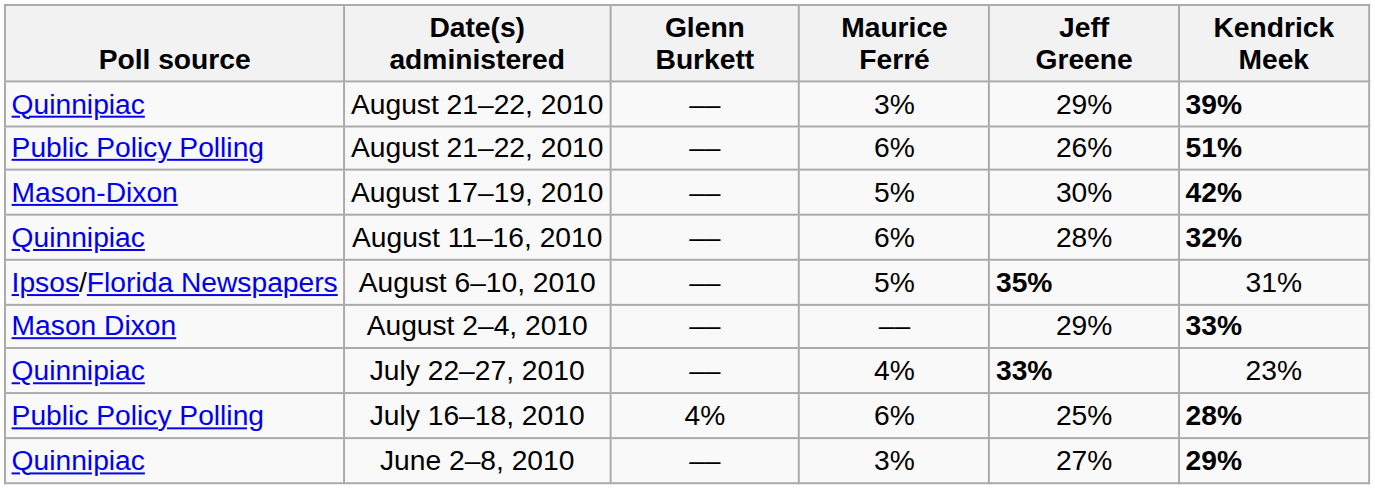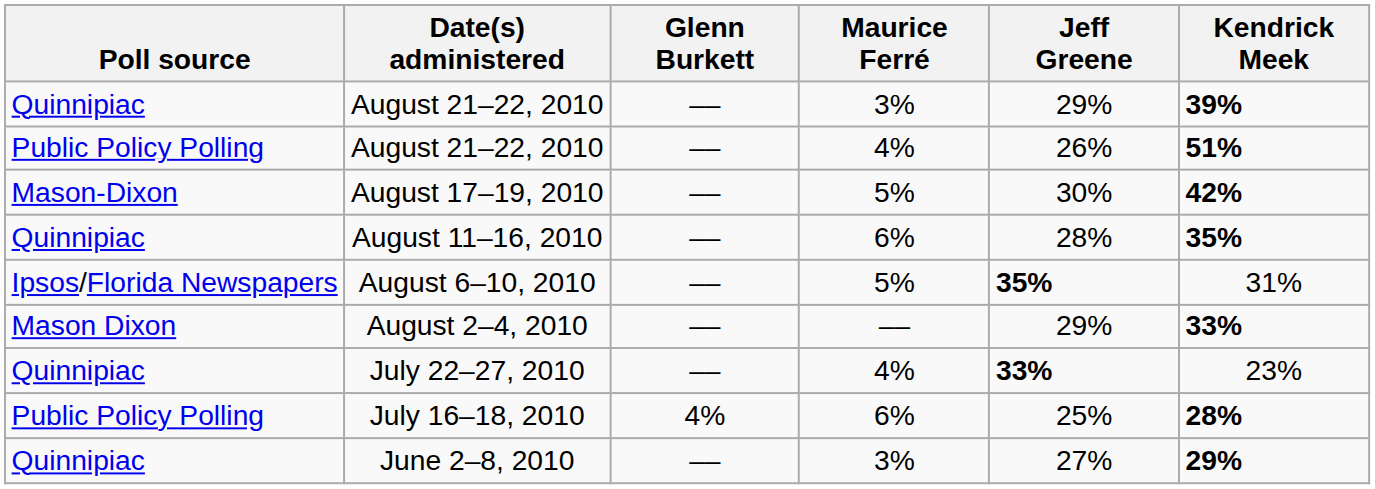(895, 148) 6% -> (895, 148) 4%
(1214, 237) 32% -> (1214, 237) 35%
